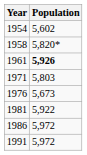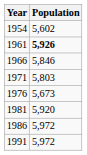- row: (17, 45)
+ row: (17, 61)
(43, 110) 5,922 -> (43, 110) 5,920
